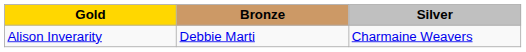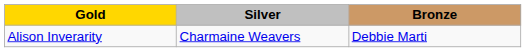columns swapped: (435, 15) <-> (263, 15)
